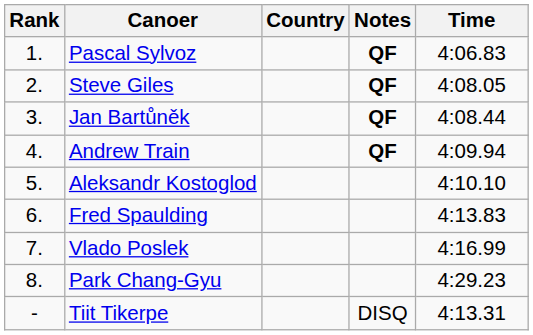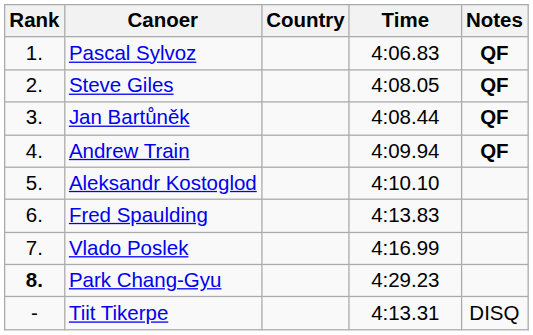columns swapped: (472, 20) <-> (383, 20)
(34, 280) normal -> (34, 280) bold
